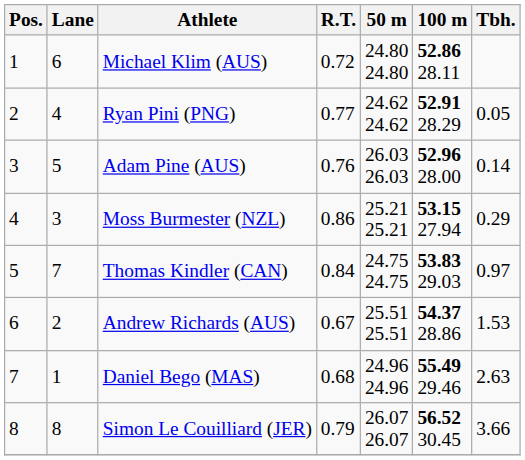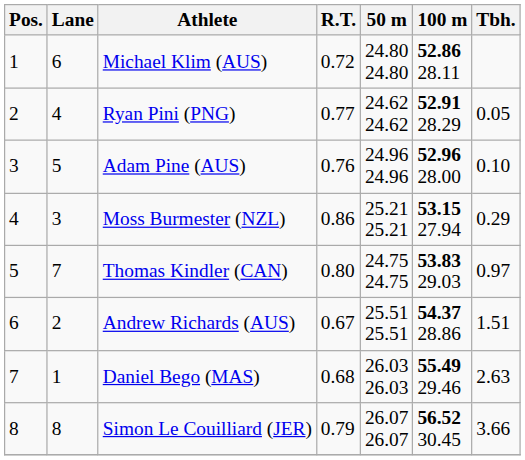(387, 166) 26.03 26.03 -> (387, 166) 24.96 24.96
(493, 166) 0.14 -> (493, 166) 0.10
(338, 271) 0.84 -> (338, 271) 0.80
(493, 323) 1.53 -> (493, 323) 1.51
(387, 376) 24.96 24.96 -> (387, 376) 26.03 26.03
